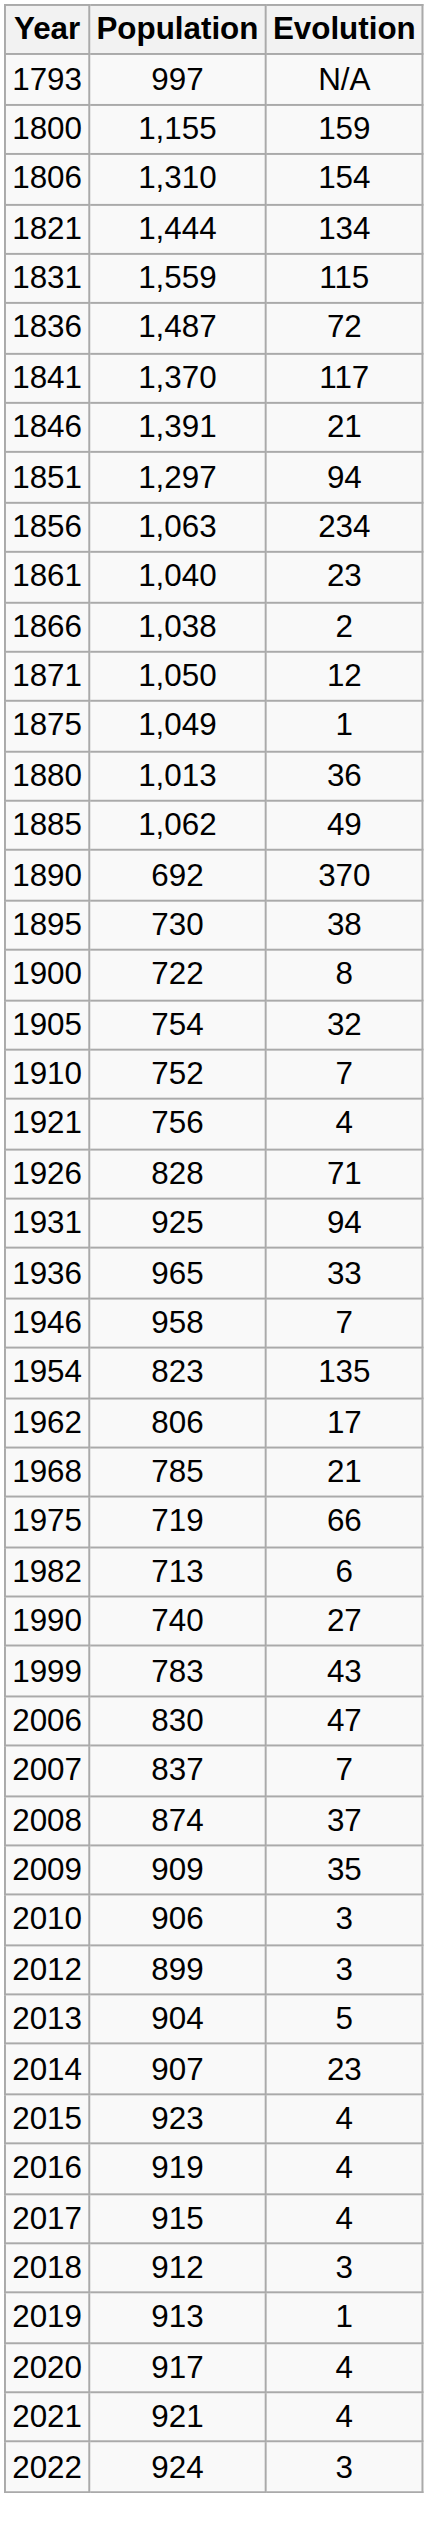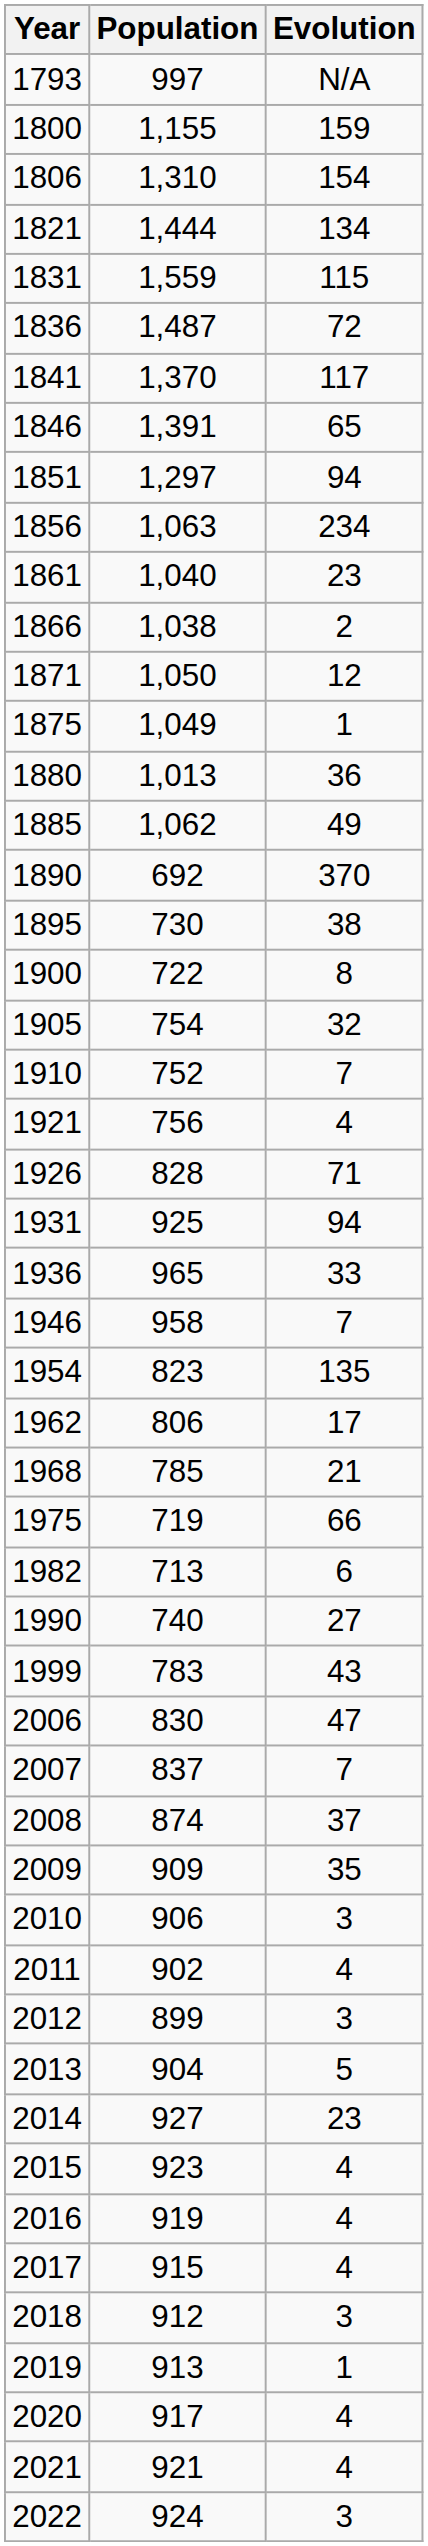(344, 427) 21 -> (344, 427) 65
+ row: (47, 1969)
(177, 2068) 907 -> (177, 2118) 927
